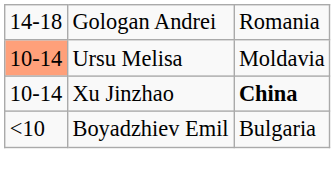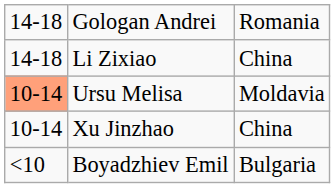+ row: (114, 57)
(268, 93) bold -> (266, 128) normal
